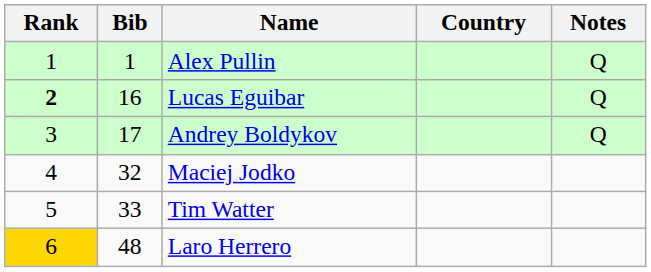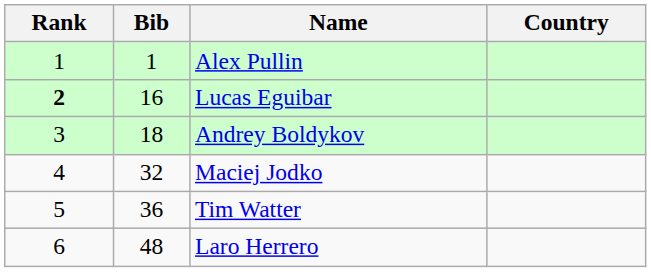- column: (598, 23)
(130, 135) 17 -> (151, 135) 18
(130, 209) 33 -> (151, 209) 36
(51, 246) gold background -> (59, 246) no background
